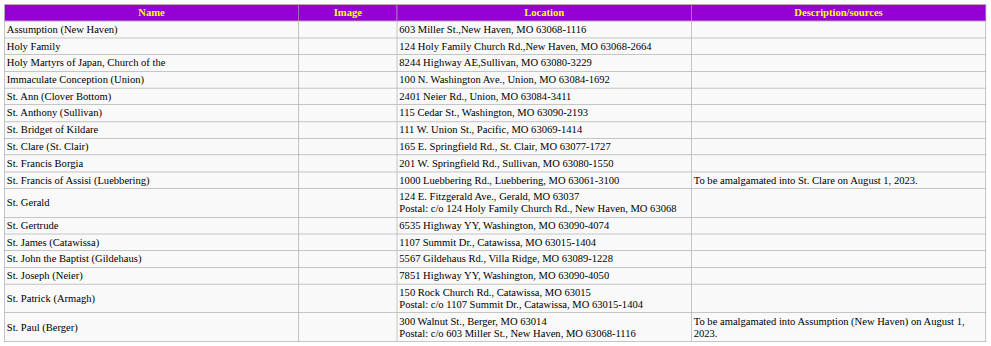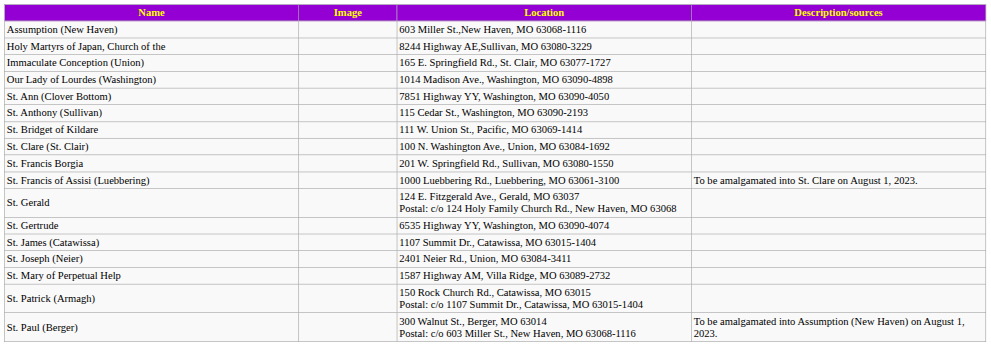- row: (34, 46)
(505, 79) 100 N. Washington Ave., Union, MO 63084-1692 -> (505, 63) 165 E. Springfield Rd., St. Clair, MO 63077-1727
+ row: (81, 79)
(485, 96) 2401 Neier Rd., Union, MO 63084-3411 -> (504, 96) 7851 Highway YY, Washington, MO 63090-4050
(505, 146) 165 E. Springfield Rd., St. Clair, MO 63077-1727 -> (505, 146) 100 N. Washington Ave., Union, MO 63084-1692
- row: (74, 259)
(504, 275) 7851 Highway YY, Washington, MO 63090-4050 -> (485, 259) 2401 Neier Rd., Union, MO 63084-3411
+ row: (64, 275)
